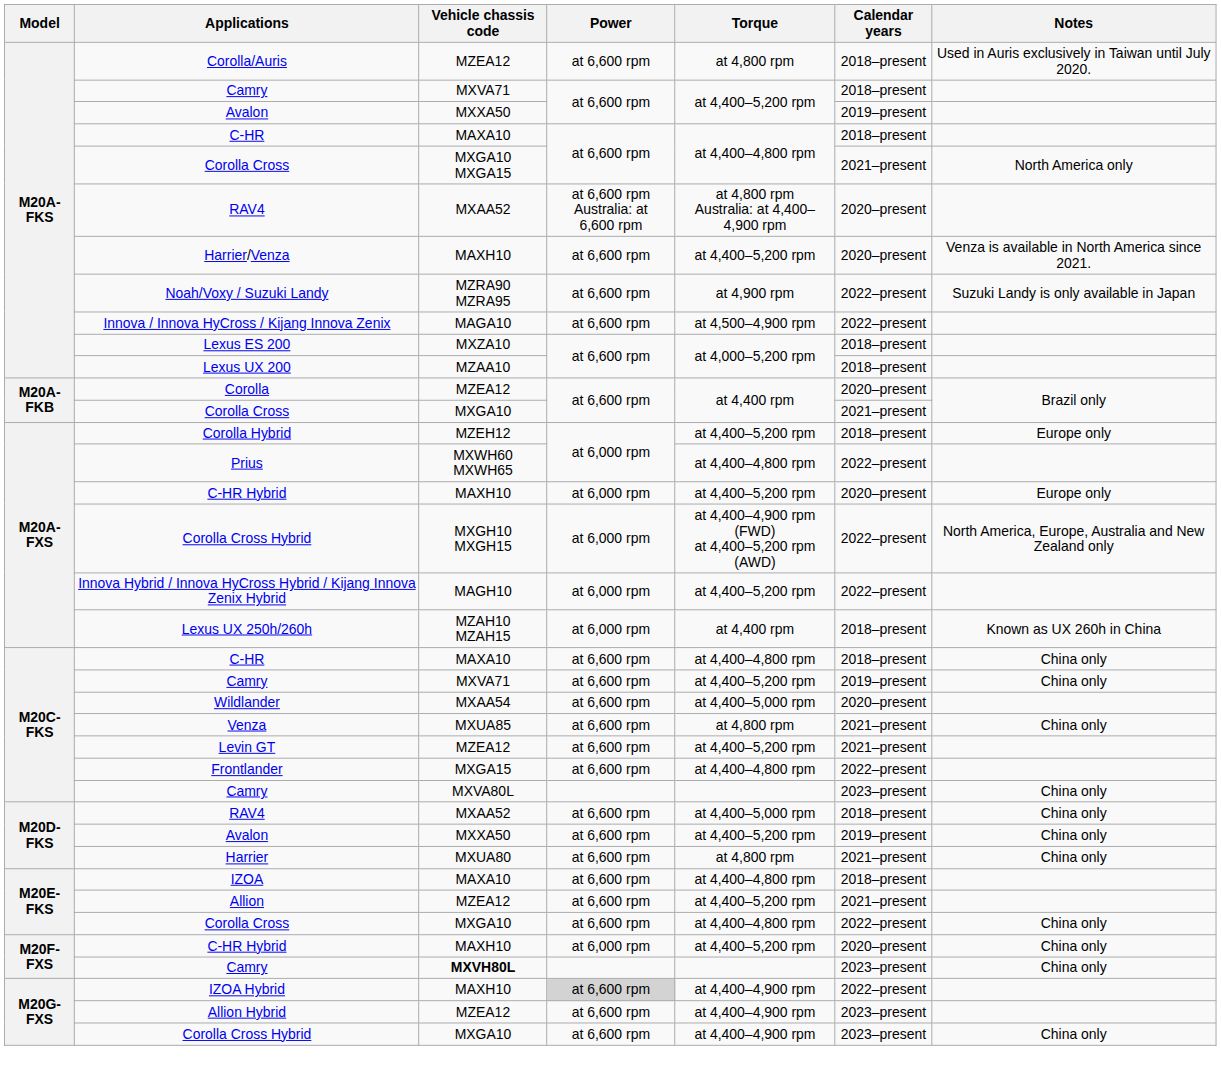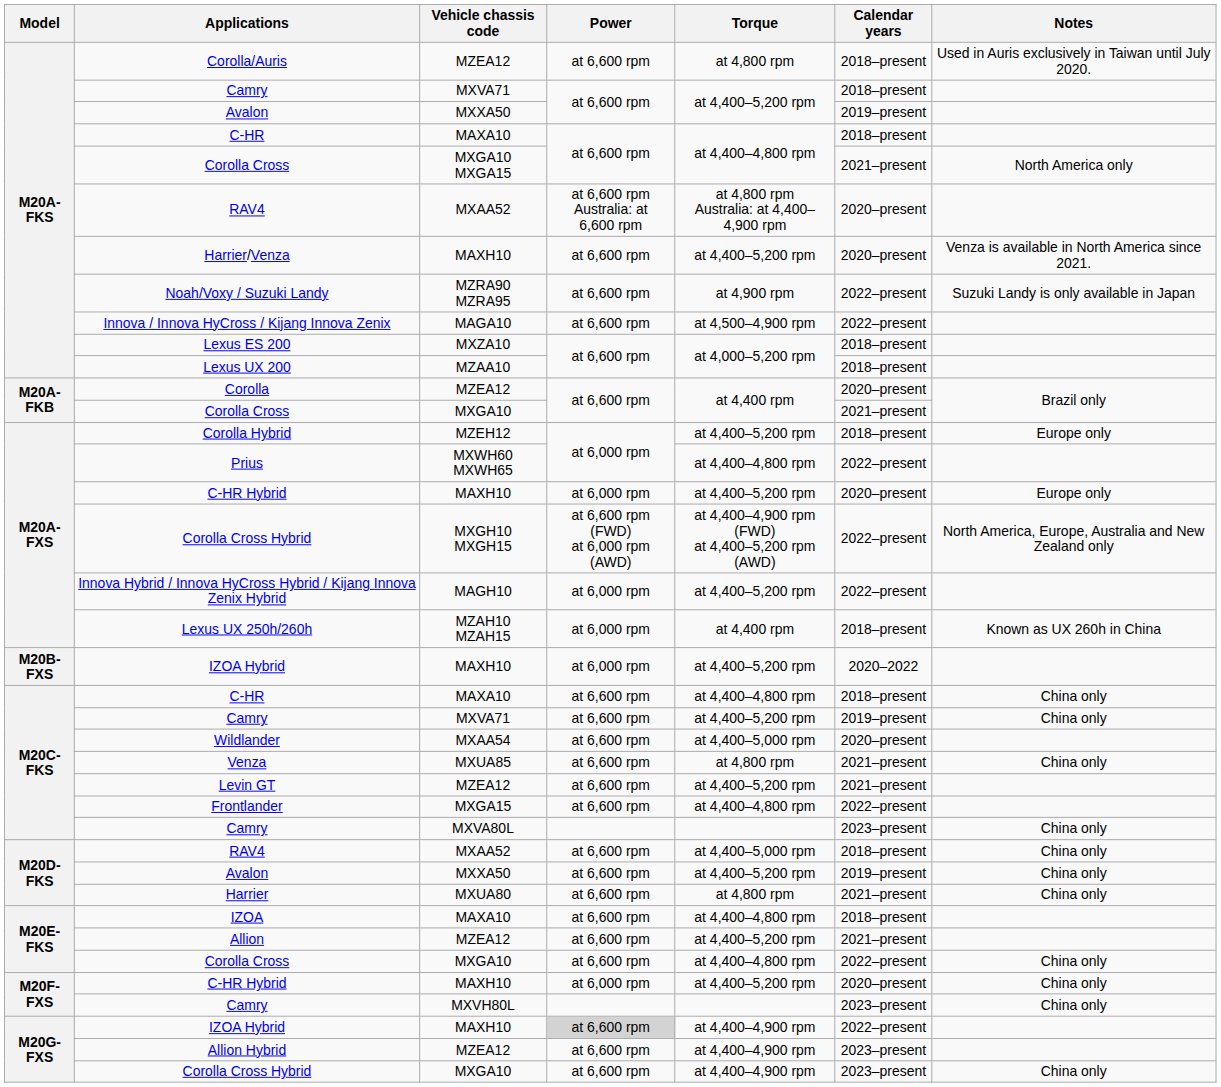(611, 538) at 6,000 rpm -> (611, 538) at 6,600 rpm (FWD) at 6,000 rpm (AWD)
+ row: (40, 667)
(483, 968) bold -> (483, 1006) normal
